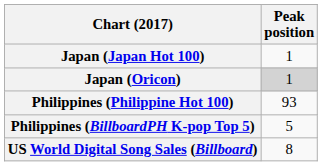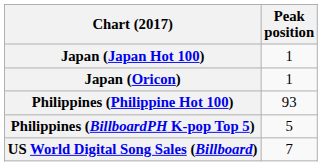(289, 79) lightgrey background -> (289, 79) no background
(289, 149) 8 -> (289, 149) 7
